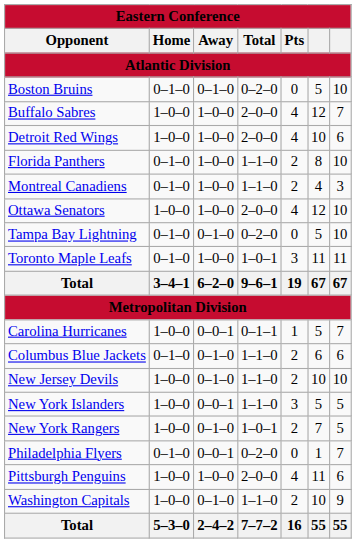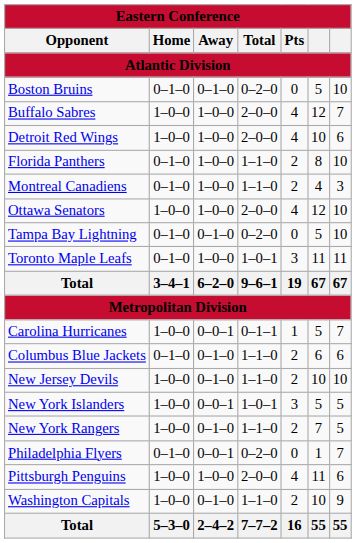(259, 403) 1–1–0 -> (259, 403) 1–0–1
(259, 428) 1–0–1 -> (259, 428) 1–1–0
